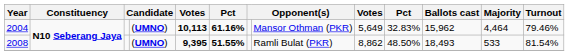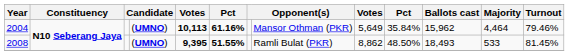(404, 27) 32.83% -> (404, 27) 35.84%
(542, 43) 81.54% -> (542, 43) 81.45%
